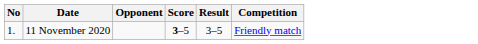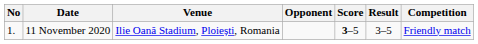+ column: (198, 13)
